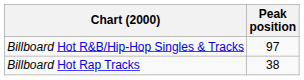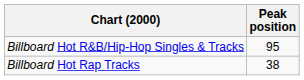(273, 46) 97 -> (273, 46) 95
